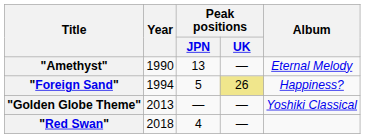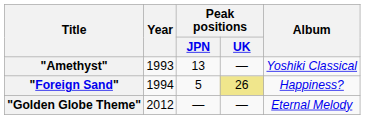(160, 66) 1990 -> (160, 66) 1993
(312, 66) Eternal Melody -> (312, 66) Yoshiki Classical
(160, 104) 2013 -> (160, 104) 2012
(312, 104) Yoshiki Classical -> (312, 104) Eternal Melody
- row: (74, 124)
